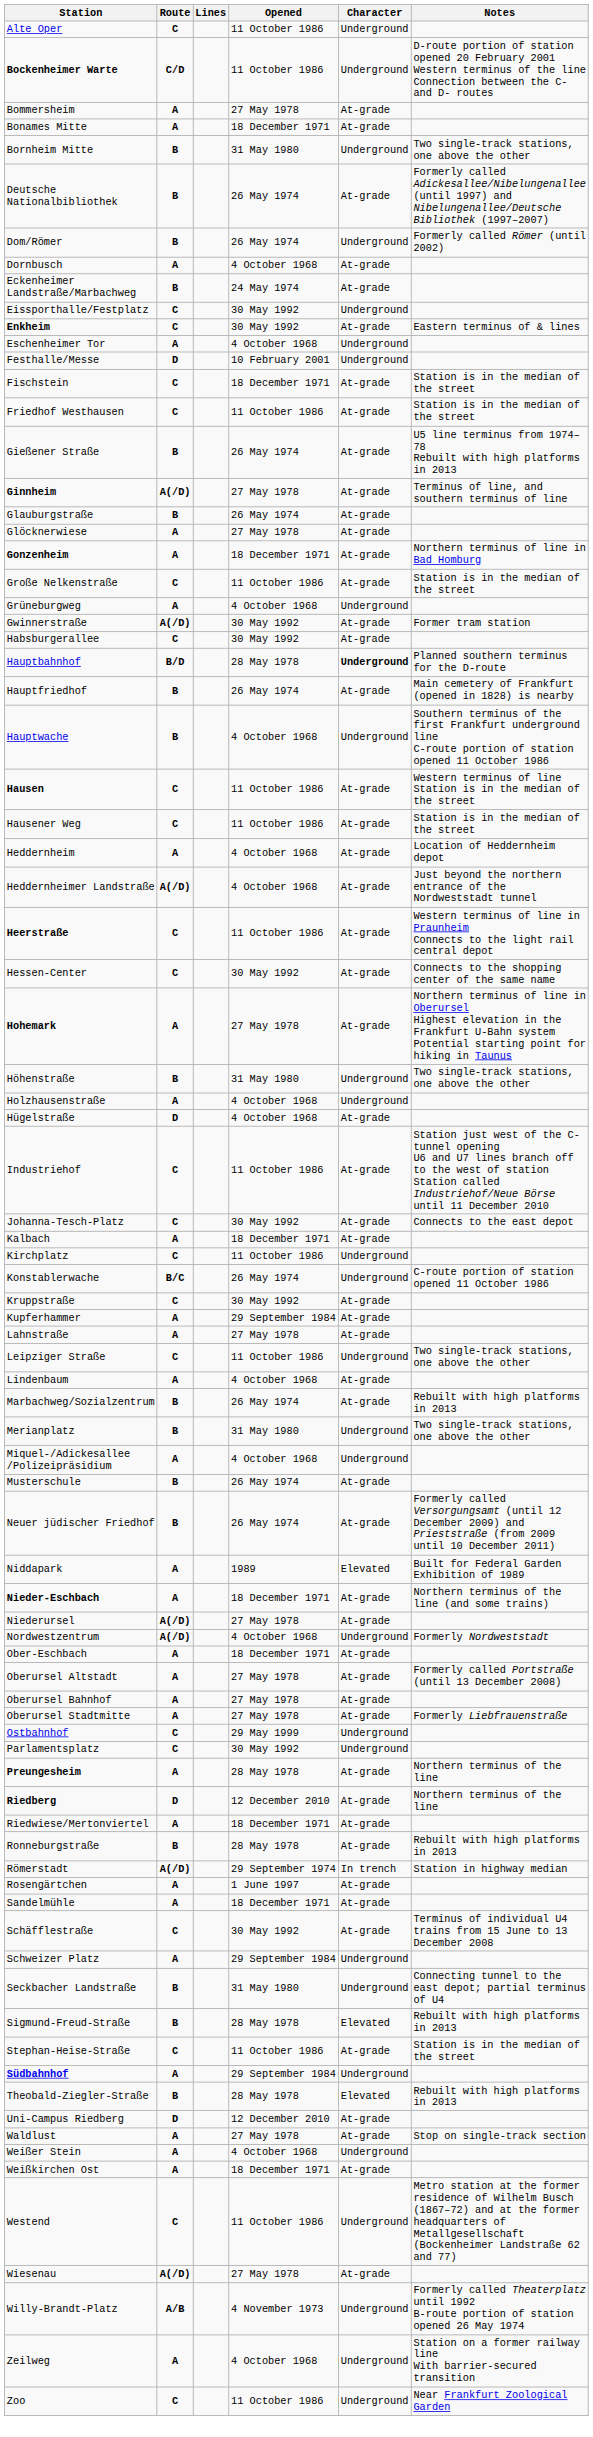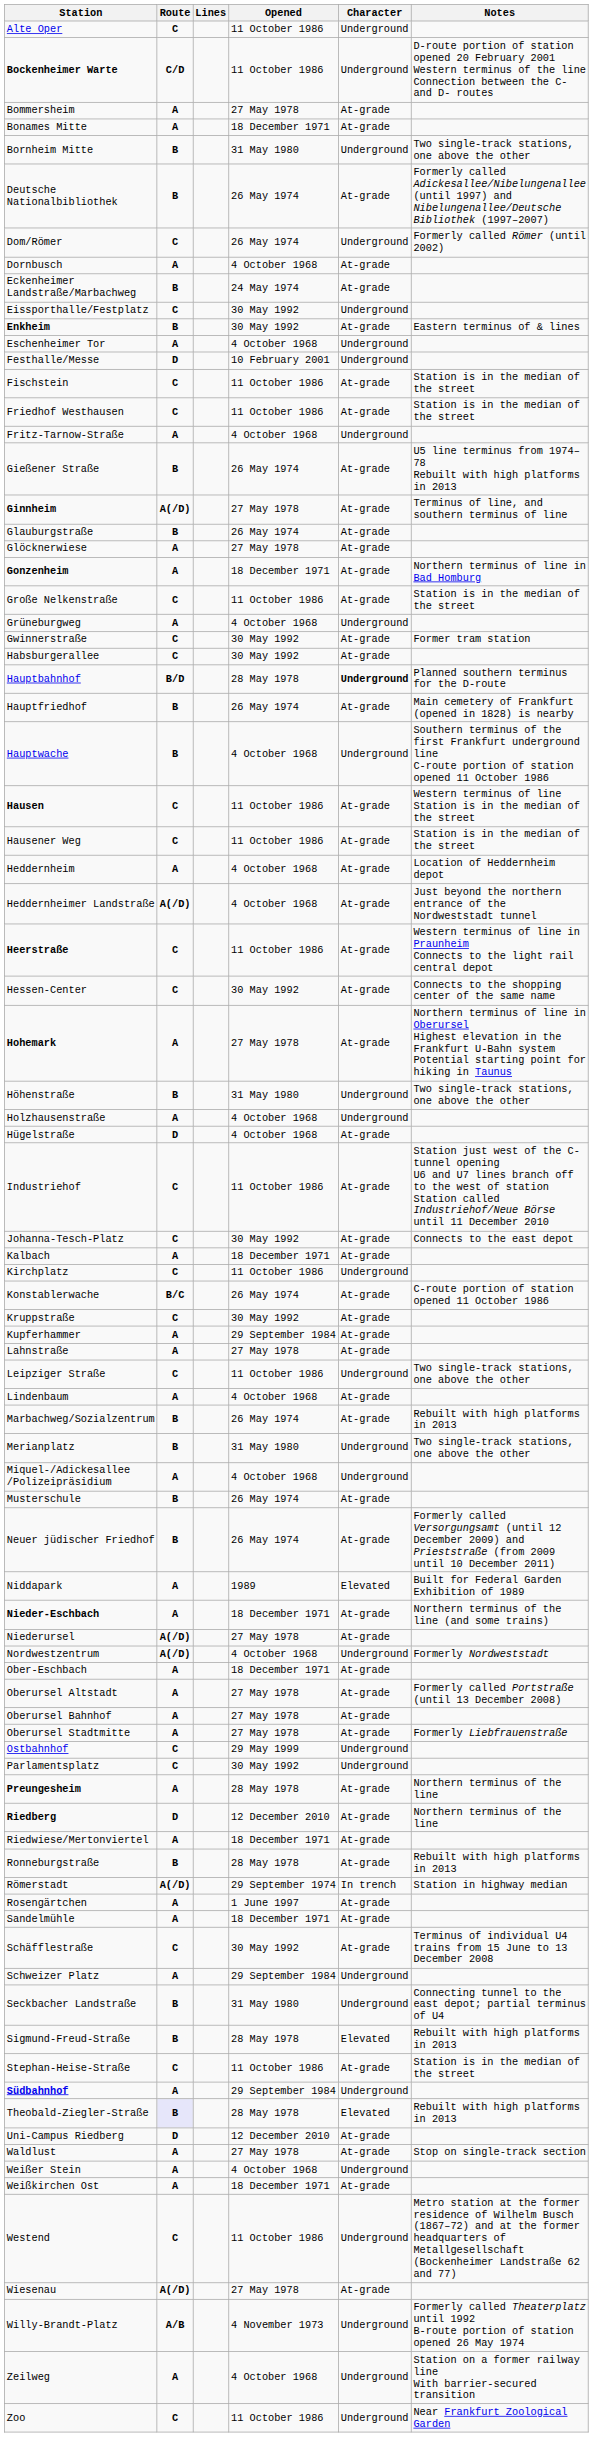(175, 243) B -> (175, 243) C
(175, 327) C -> (175, 327) B
(280, 383) 18 December 1971 -> (277, 383) 11 October 1986
+ row: (65, 435)
(175, 623) A(/D) -> (175, 640) C
(375, 1279) Underground -> (365, 1295) At-grade
(175, 2097) no background -> (175, 2113) lavender background
